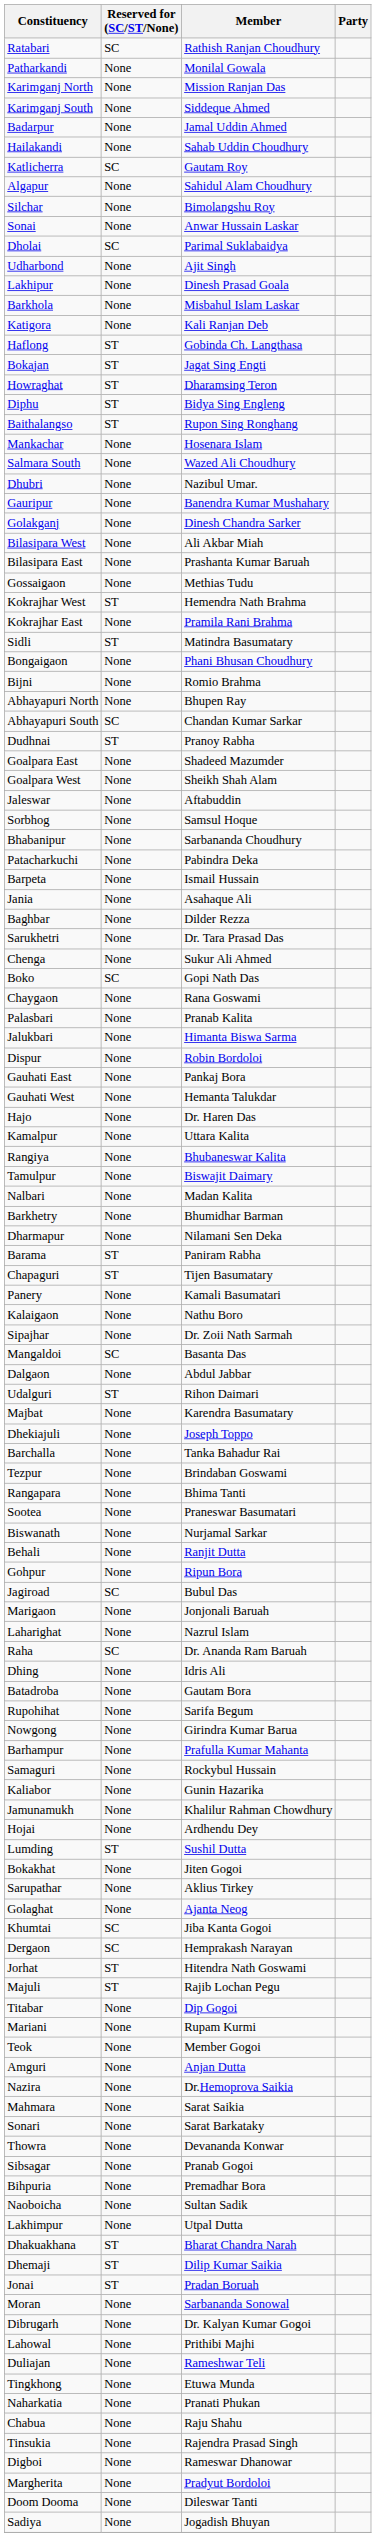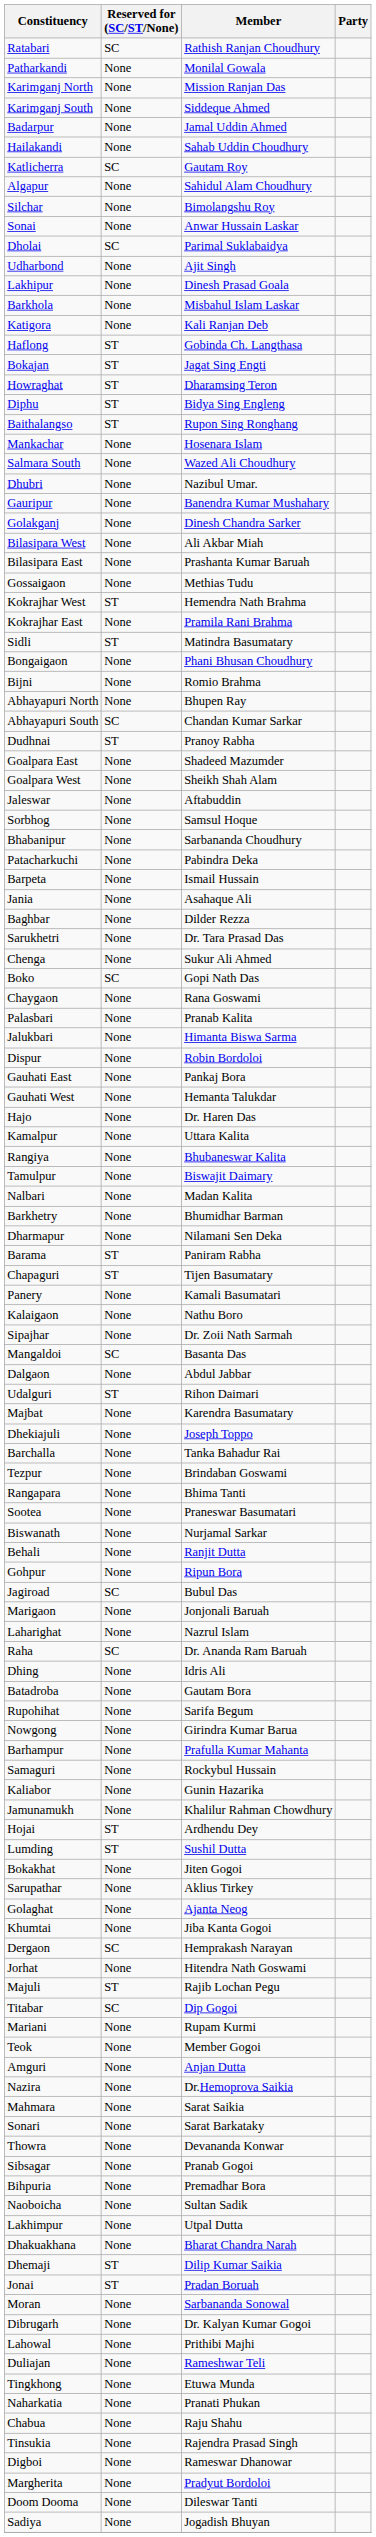(118, 1829) None -> (111, 1829) ST
(112, 1928) SC -> (118, 1928) None
(111, 1968) ST -> (118, 1968) None
(118, 2007) None -> (112, 2007) SC
(111, 2245) ST -> (118, 2245) None
